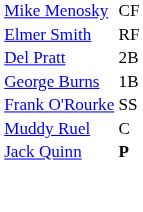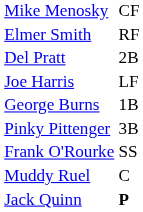+ row: (39, 81)
+ row: (57, 128)
